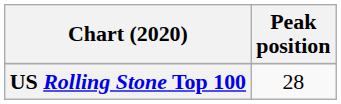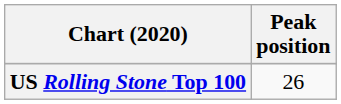(293, 81) 28 -> (293, 81) 26
